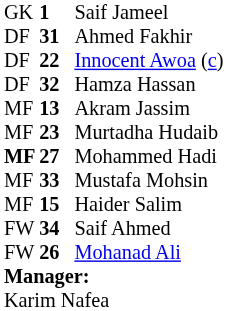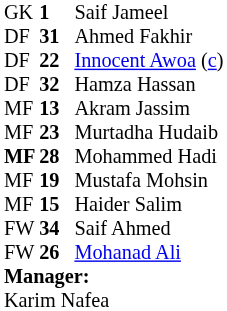(49, 156) 27 -> (49, 156) 28
(49, 180) 33 -> (49, 180) 19
